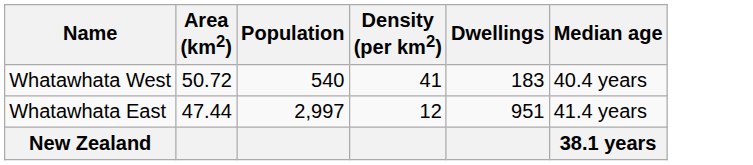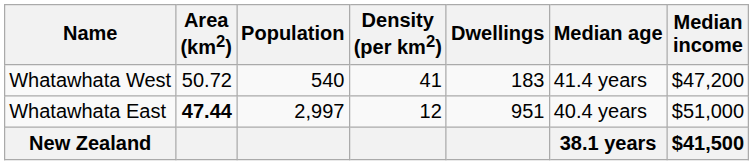+ column: (708, 34)
(600, 79) 40.4 years -> (600, 79) 41.4 years
(207, 111) normal -> (207, 111) bold
(600, 111) 41.4 years -> (600, 111) 40.4 years
